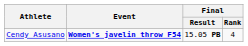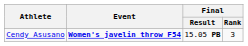(233, 35) 4 -> (233, 35) 3
